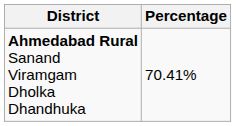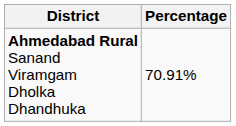(171, 74) 70.41% -> (171, 74) 70.91%
